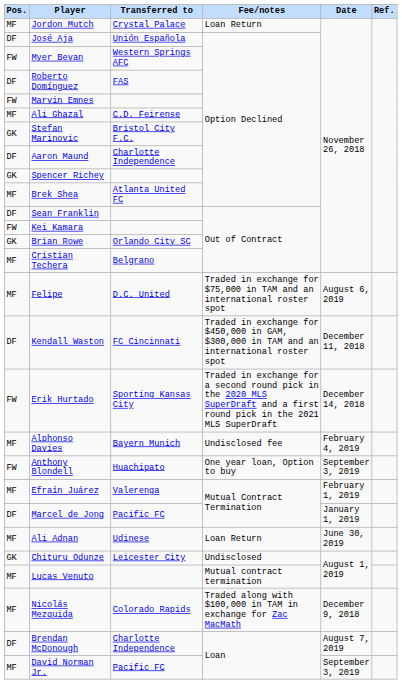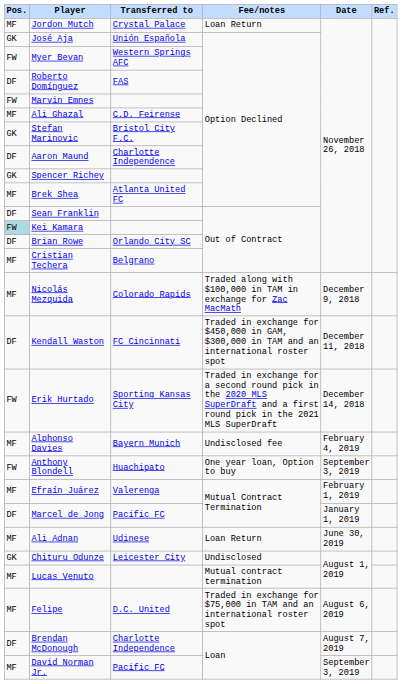(12, 40) DF -> (12, 40) GK
(12, 228) no background -> (12, 228) lightblue background
(12, 242) GK -> (12, 242) DF
rows swapped: (52, 610) <-> (47, 295)
